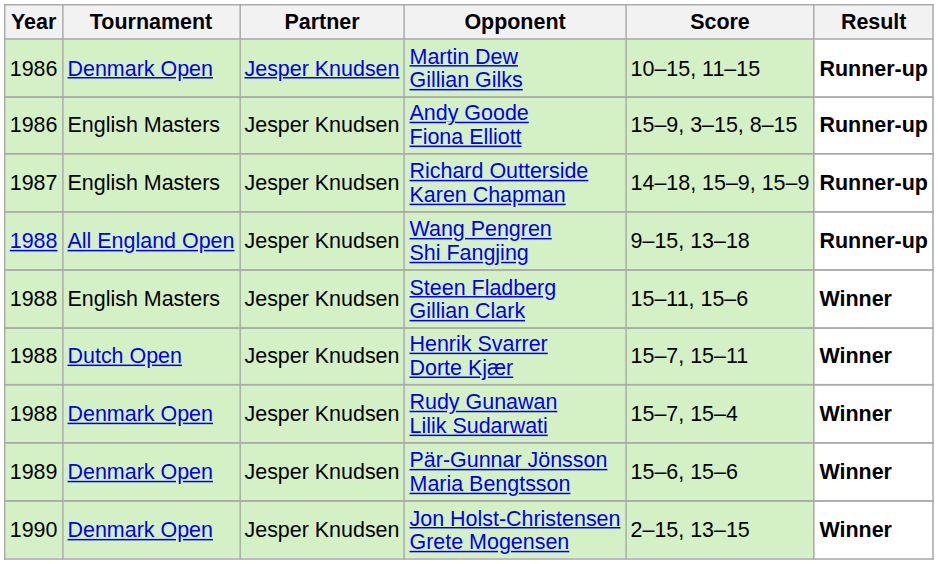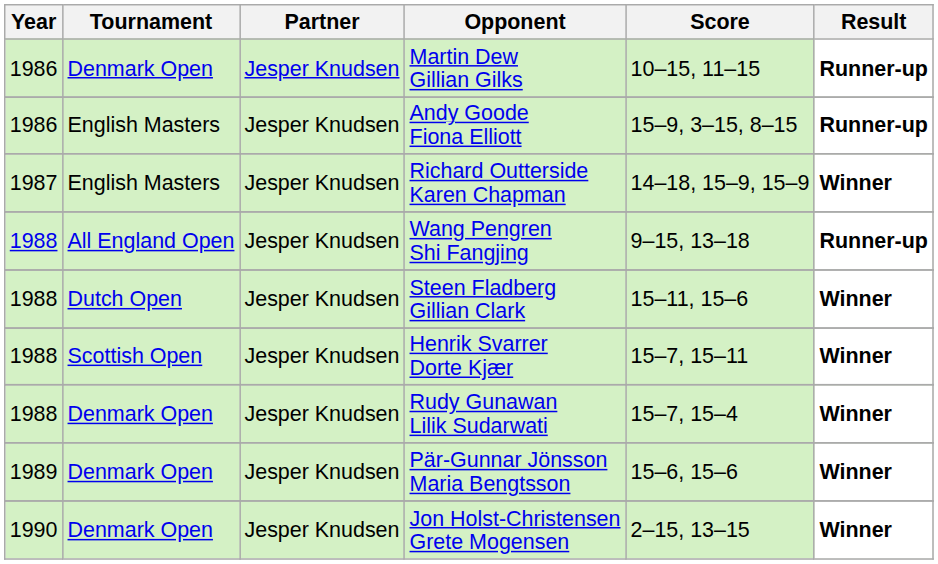(874, 183) Runner-up -> (856, 183) Winner
(144, 299) English Masters -> (125, 299) Dutch Open
(125, 357) Dutch Open -> (135, 357) Scottish Open
